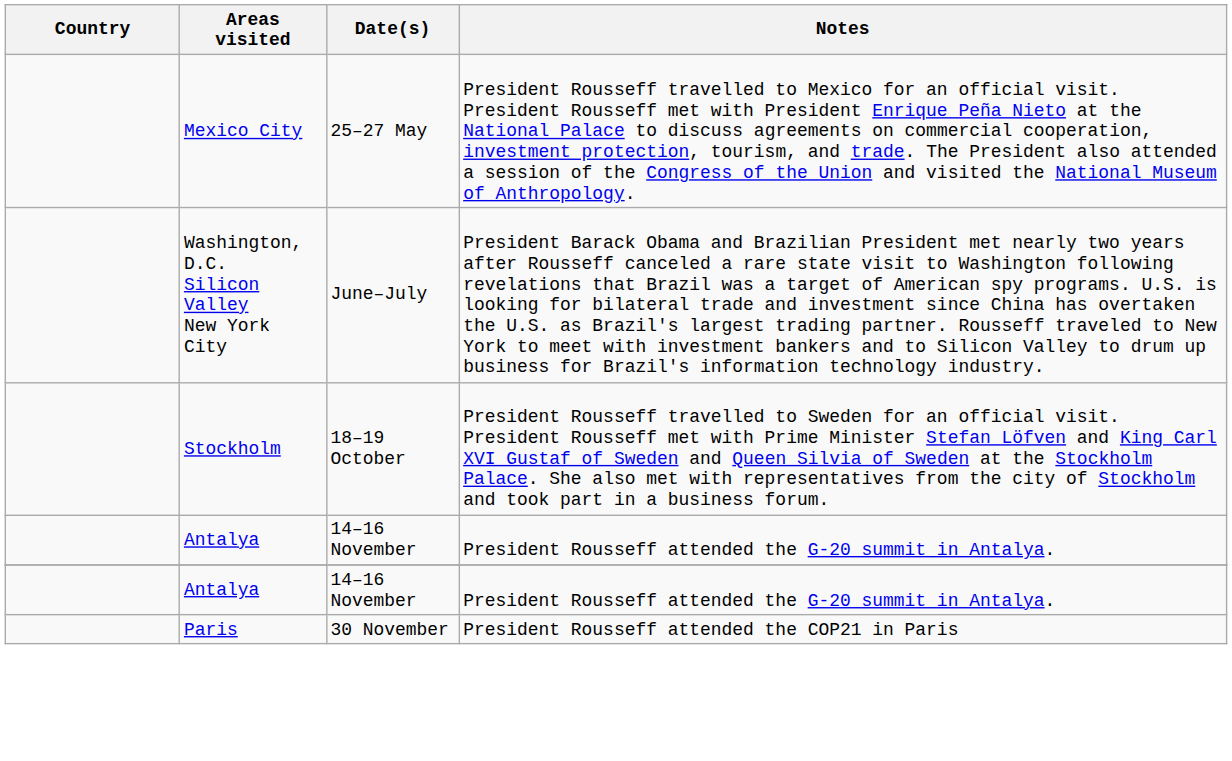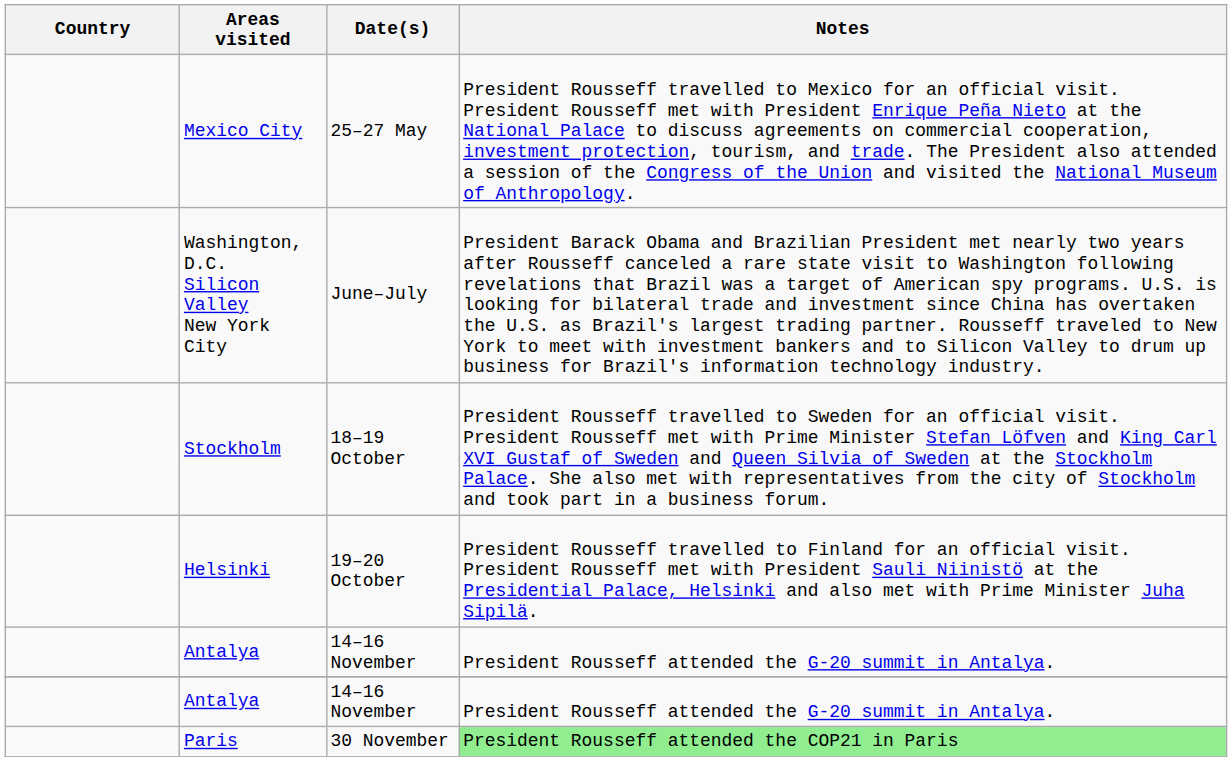+ row: (227, 571)
(711, 629) no background -> (711, 741) lightgreen background
